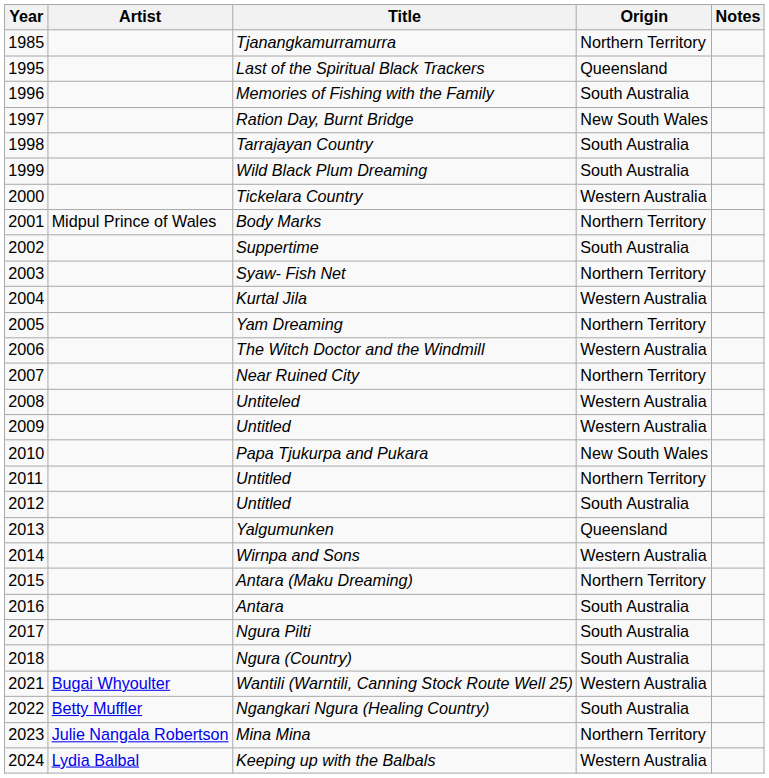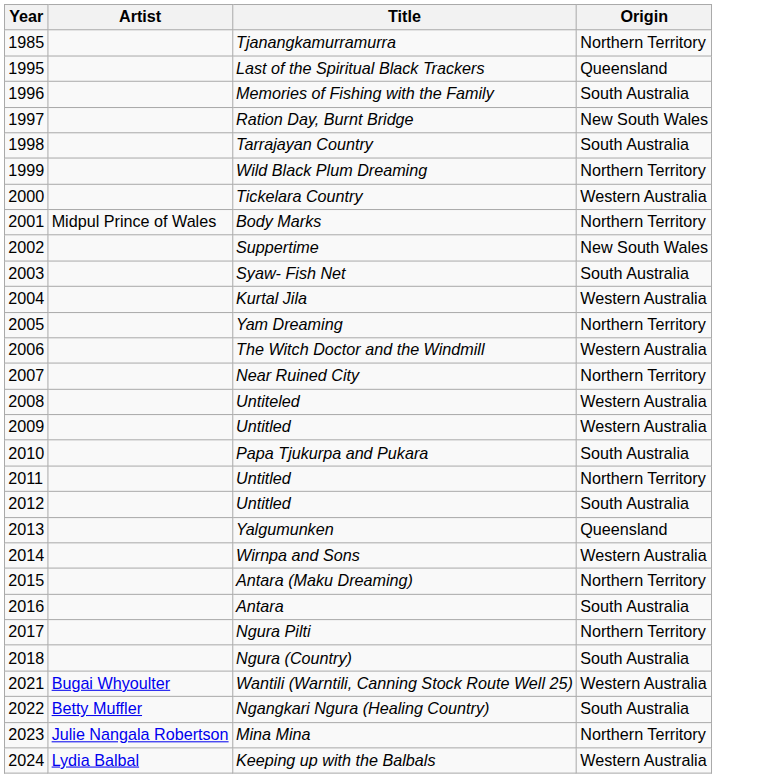- column: (738, 17)
(635, 171) South Australia -> (643, 171) Northern Territory
(635, 247) South Australia -> (644, 247) New South Wales
(643, 273) Northern Territory -> (635, 273) South Australia
(644, 453) New South Wales -> (635, 453) South Australia
(635, 632) South Australia -> (643, 632) Northern Territory
